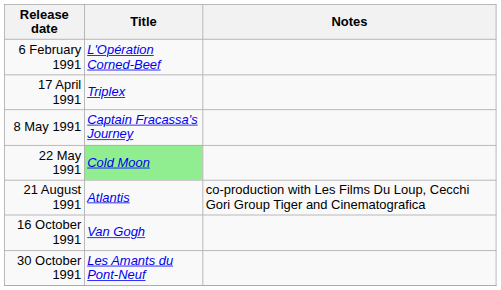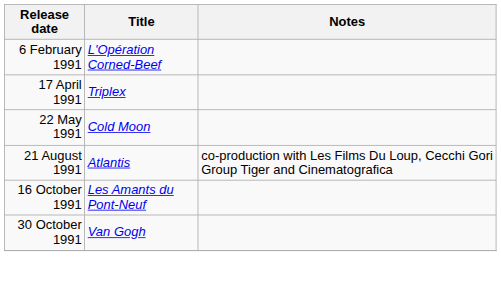- row: (47, 127)
(119, 162) lightgreen background -> (119, 127) no background
(116, 232) Van Gogh -> (131, 197) Les Amants du Pont-Neuf
(130, 268) Les Amants du Pont-Neuf -> (117, 232) Van Gogh
